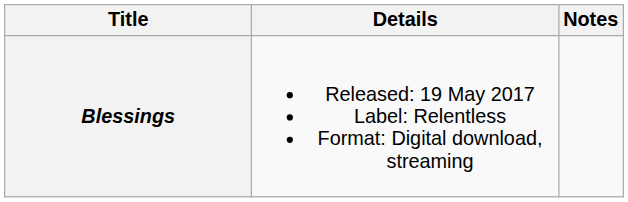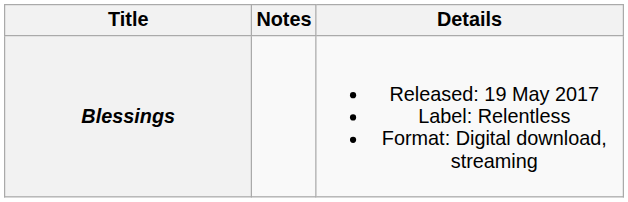columns swapped: (405, 20) <-> (591, 20)
